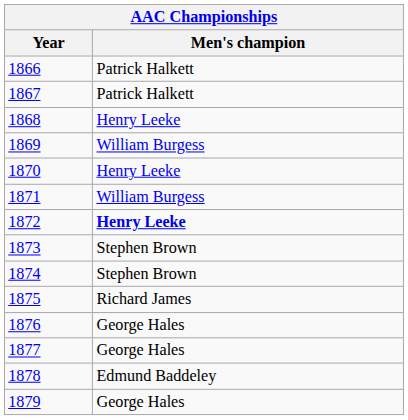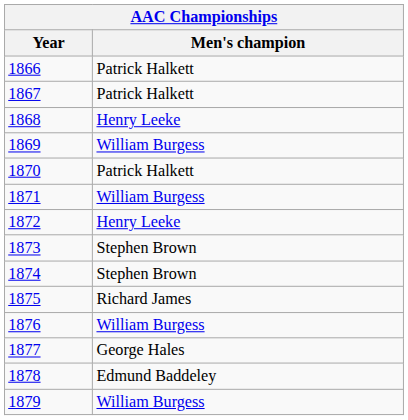(138, 171) Henry Leeke -> (145, 171) Patrick Halkett
(141, 222) bold -> (138, 222) normal
(141, 324) George Hales -> (151, 324) William Burgess
(141, 401) George Hales -> (151, 401) William Burgess
